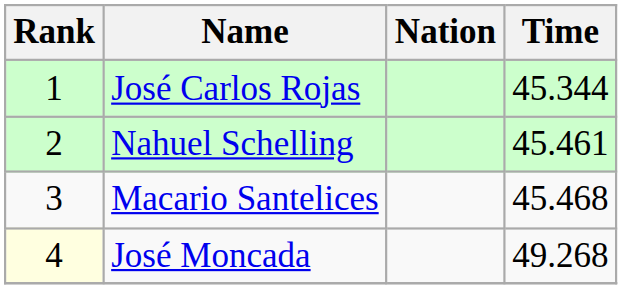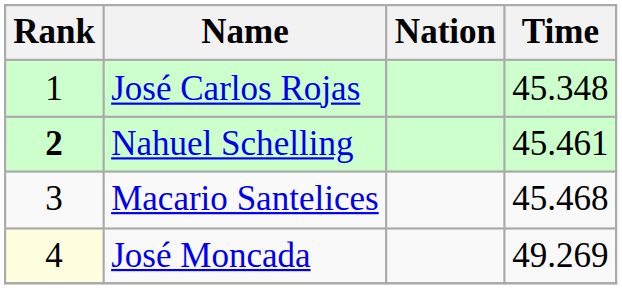(560, 87) 45.344 -> (560, 87) 45.348
(54, 143) normal -> (54, 143) bold
(560, 254) 49.268 -> (560, 254) 49.269
